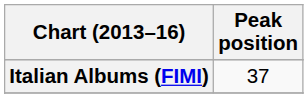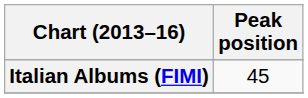(258, 76) 37 -> (258, 76) 45
